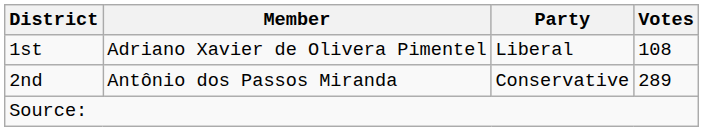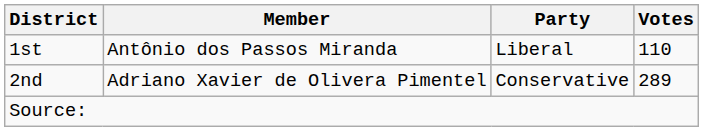(297, 50) Adriano Xavier de Olivera Pimentel -> (252, 50) Antônio dos Passos Miranda
(655, 50) 108 -> (655, 50) 110
(252, 80) Antônio dos Passos Miranda -> (297, 80) Adriano Xavier de Olivera Pimentel
